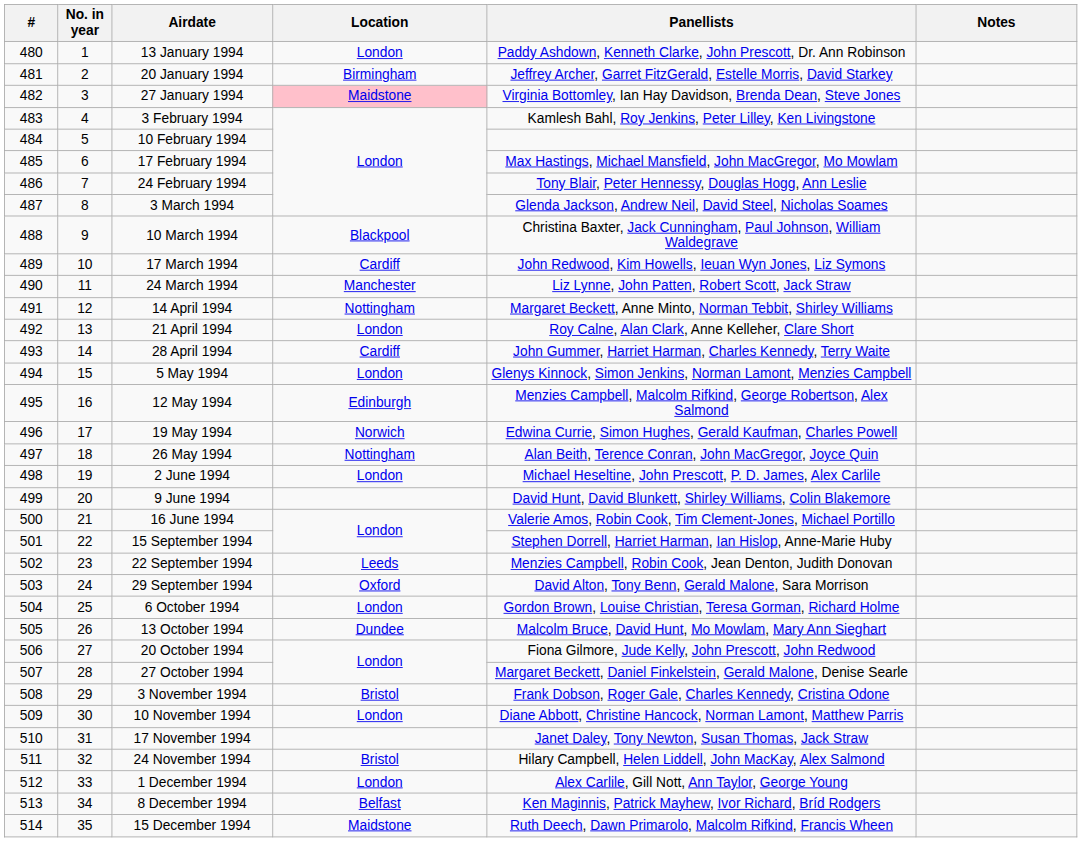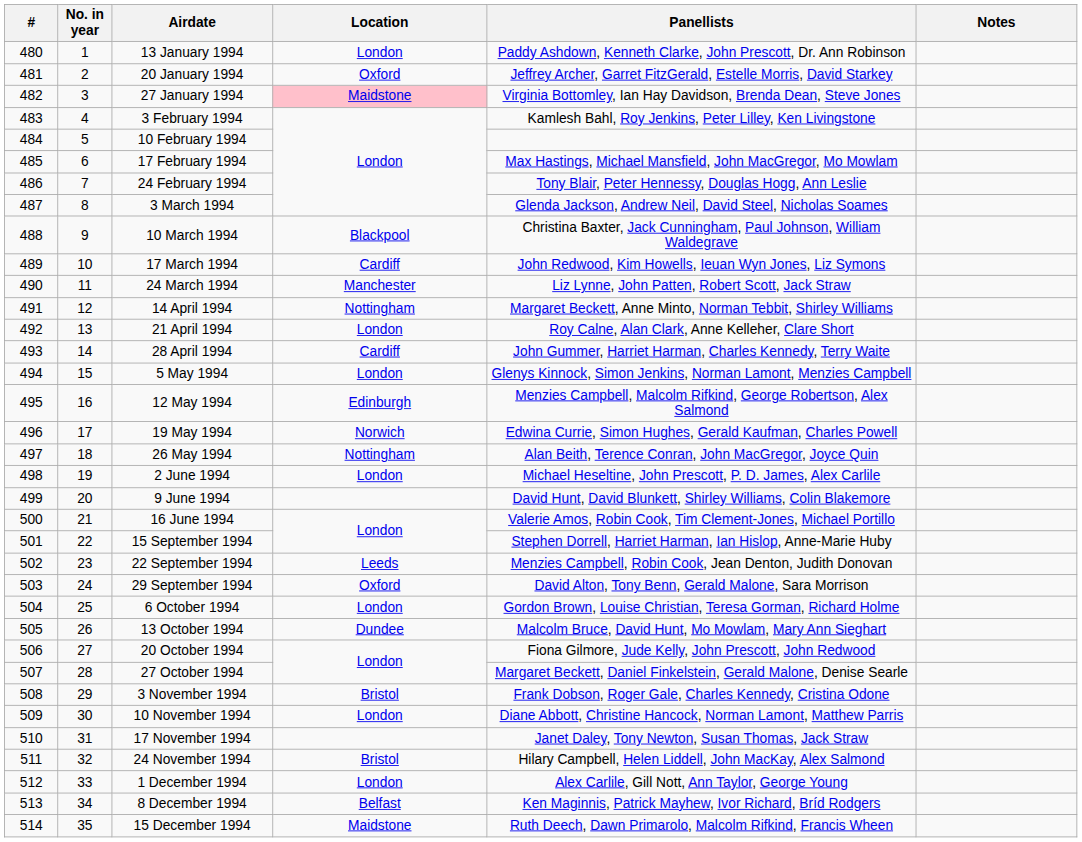(380, 74) Birmingham -> (380, 74) Oxford
